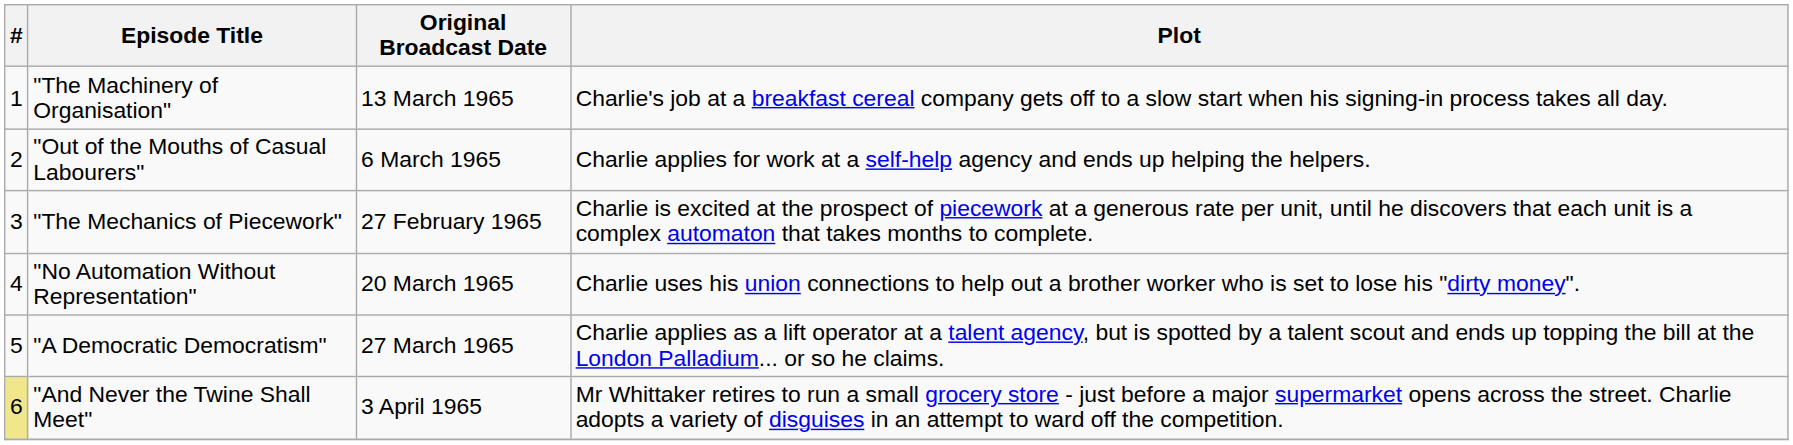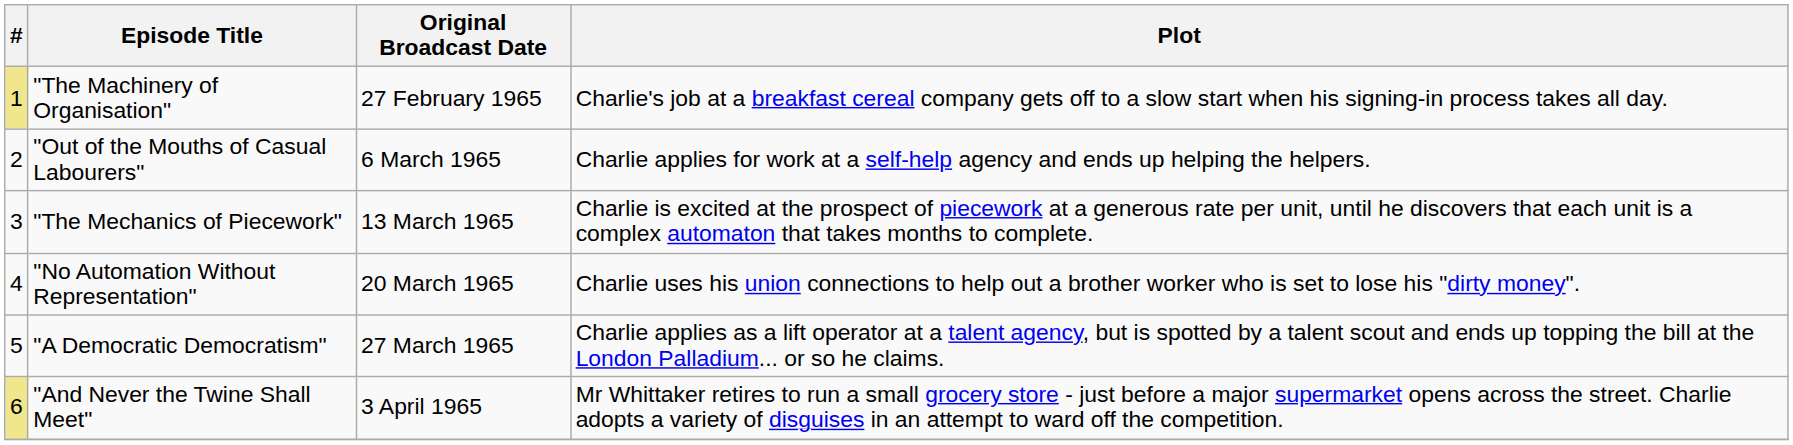(16, 97) no background -> (16, 97) khaki background
(437, 97) 13 March 1965 -> (451, 97) 27 February 1965
(451, 221) 27 February 1965 -> (437, 221) 13 March 1965
